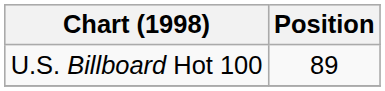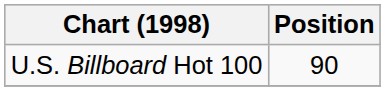(324, 65) 89 -> (324, 65) 90
